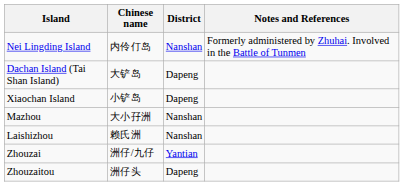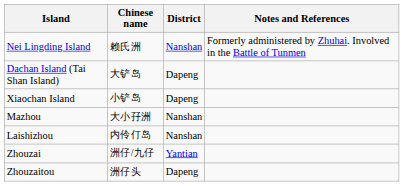(131, 46) 内伶仃岛 -> (126, 46) 赖氏洲
(126, 134) 赖氏洲 -> (131, 134) 内伶仃岛
